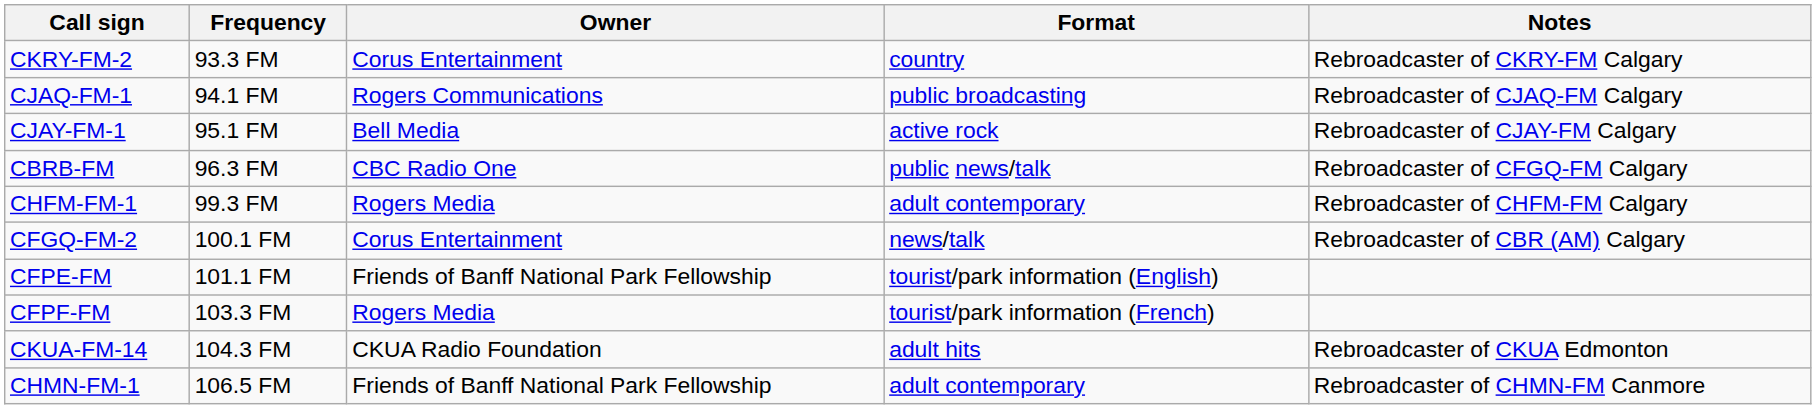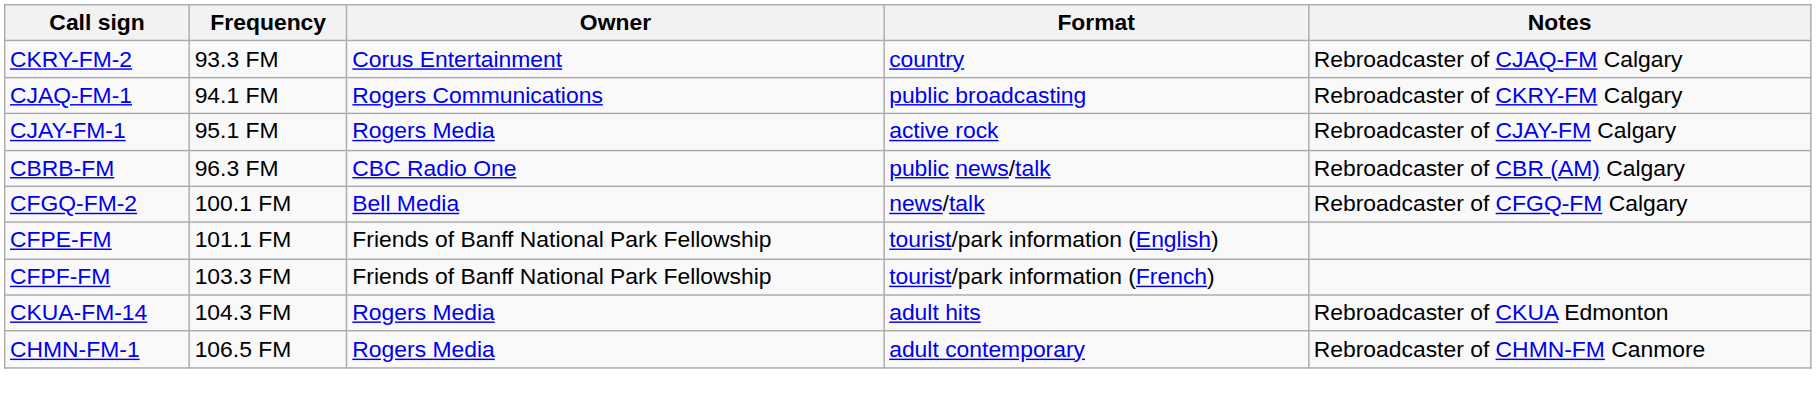(1498, 58) Rebroadcaster of CKRY-FM Calgary -> (1498, 58) Rebroadcaster of CJAQ-FM Calgary
(1498, 95) Rebroadcaster of CJAQ-FM Calgary -> (1498, 95) Rebroadcaster of CKRY-FM Calgary
(406, 131) Bell Media -> (424, 131) Rogers Media
(1501, 167) Rebroadcaster of CFGQ-FM Calgary -> (1499, 167) Rebroadcaster of CBR (AM) Calgary
- row: (74, 204)
(457, 240) Corus Entertainment -> (406, 204) Bell Media
(1499, 240) Rebroadcaster of CBR (AM) Calgary -> (1501, 204) Rebroadcaster of CFGQ-FM Calgary
(424, 312) Rogers Media -> (562, 276) Friends of Banff National Park Fellowship
(477, 349) CKUA Radio Foundation -> (424, 312) Rogers Media
(562, 385) Friends of Banff National Park Fellowship -> (424, 349) Rogers Media
